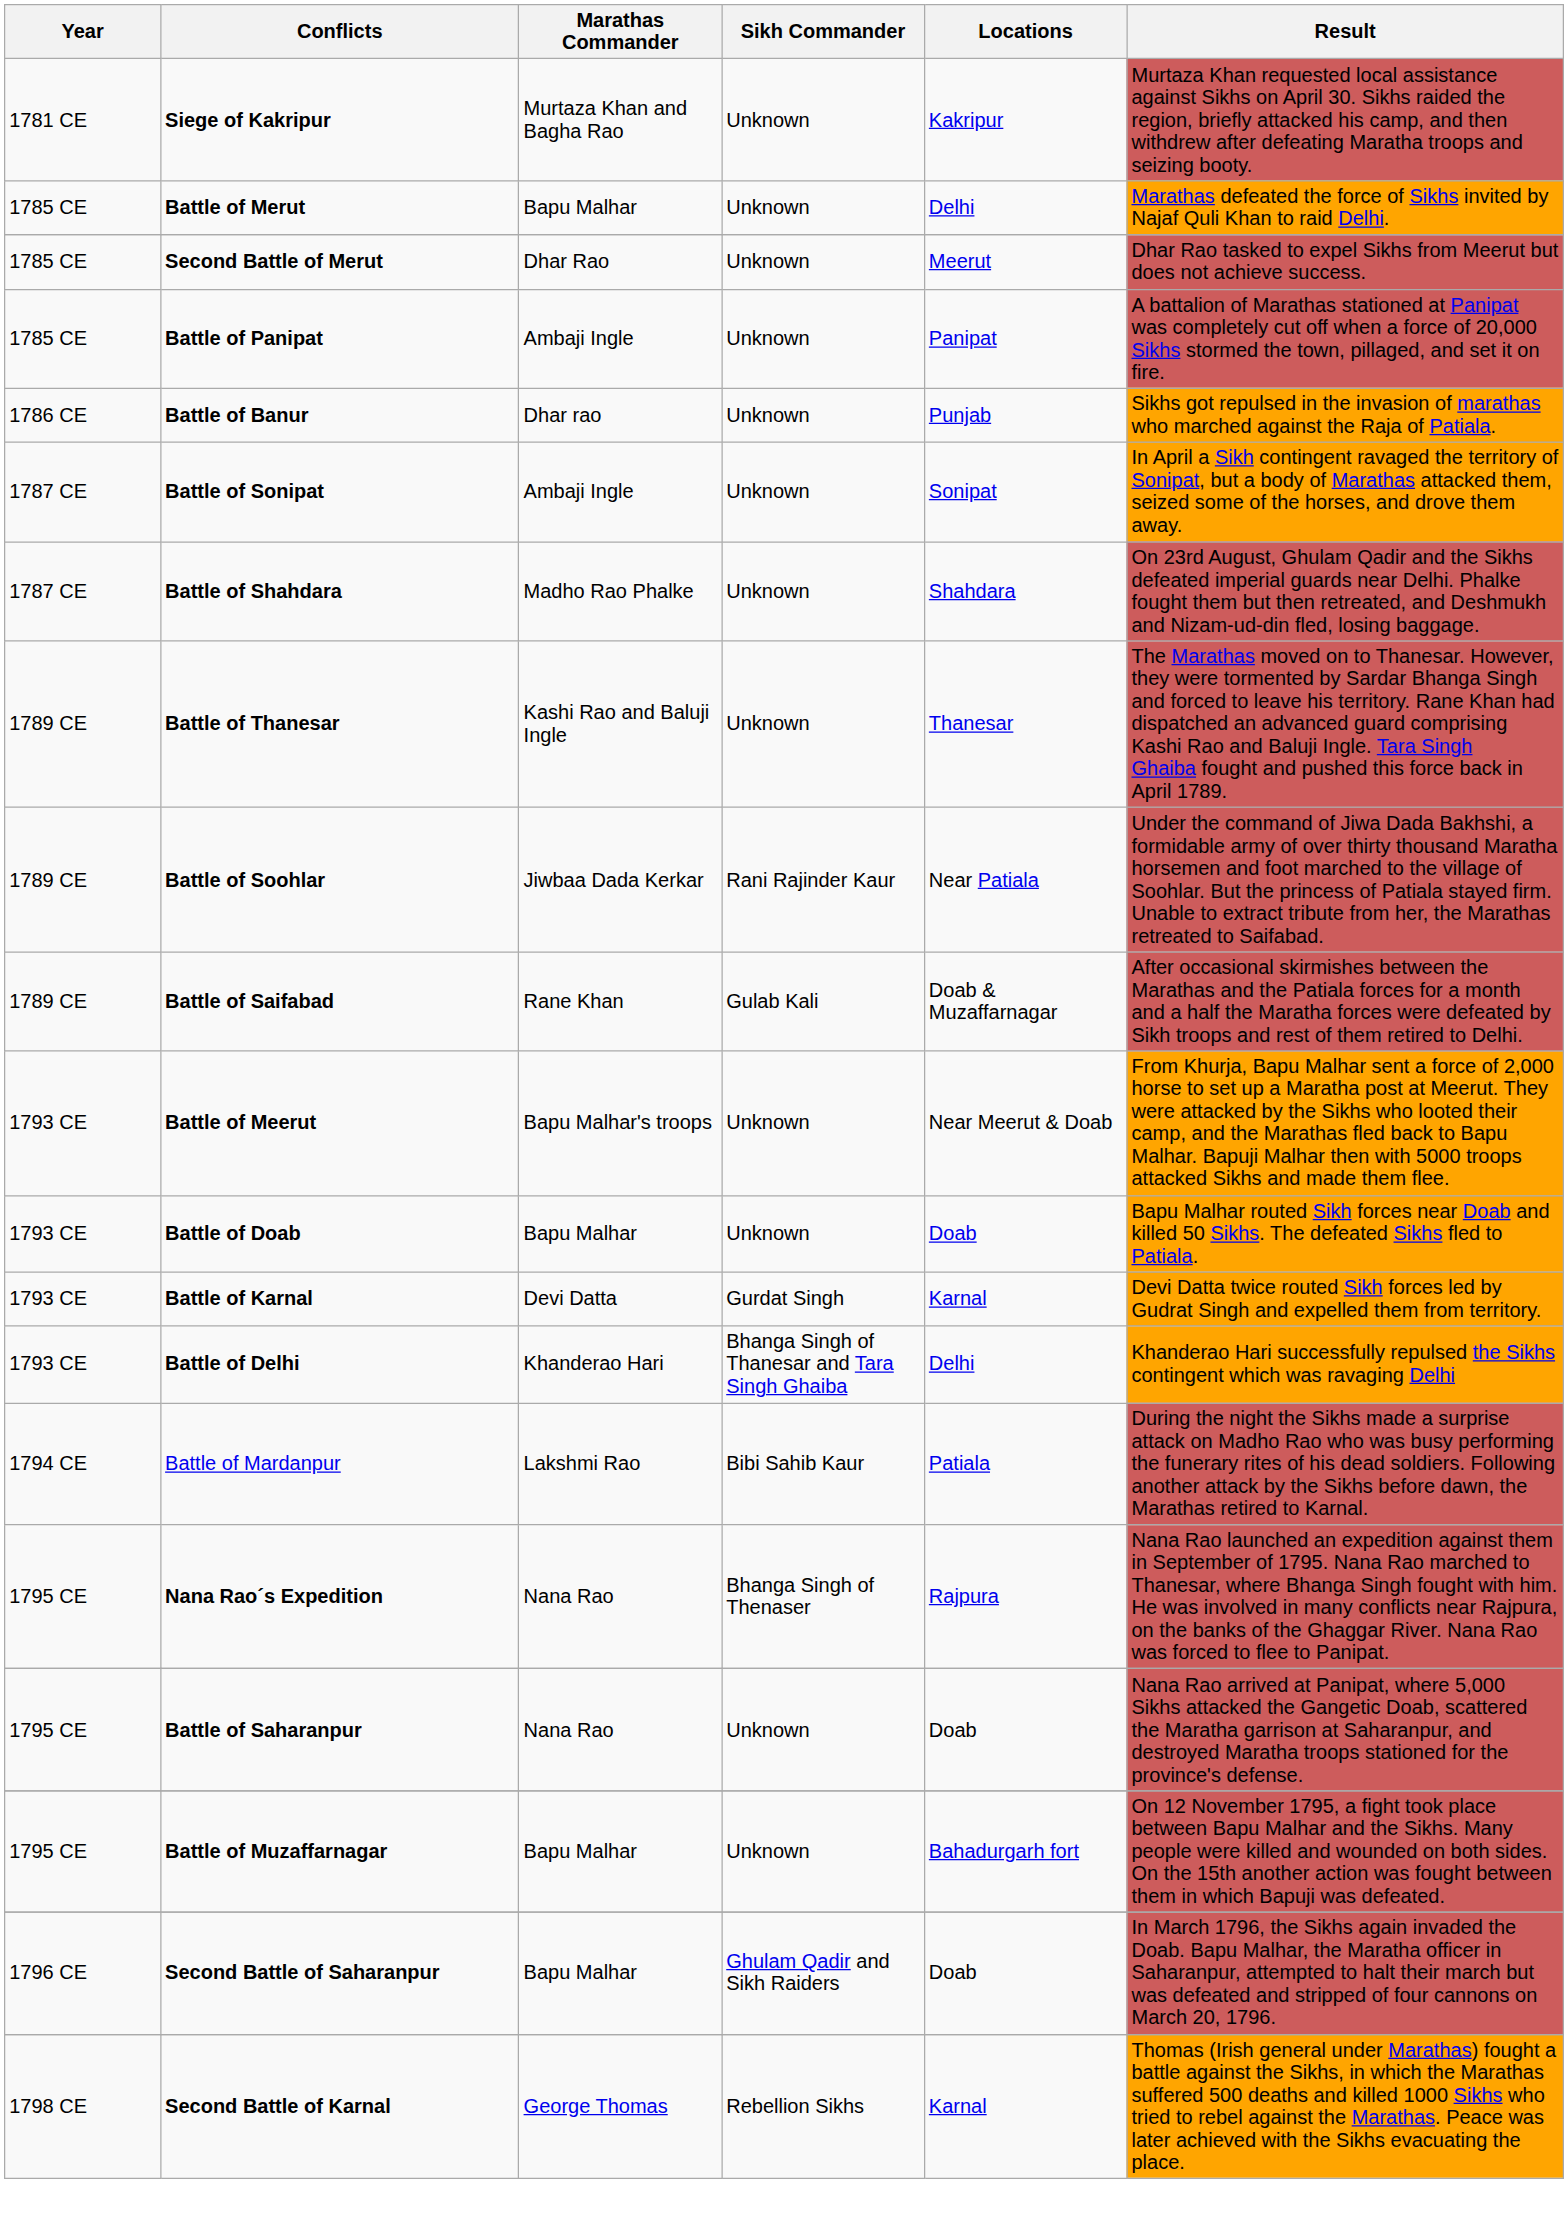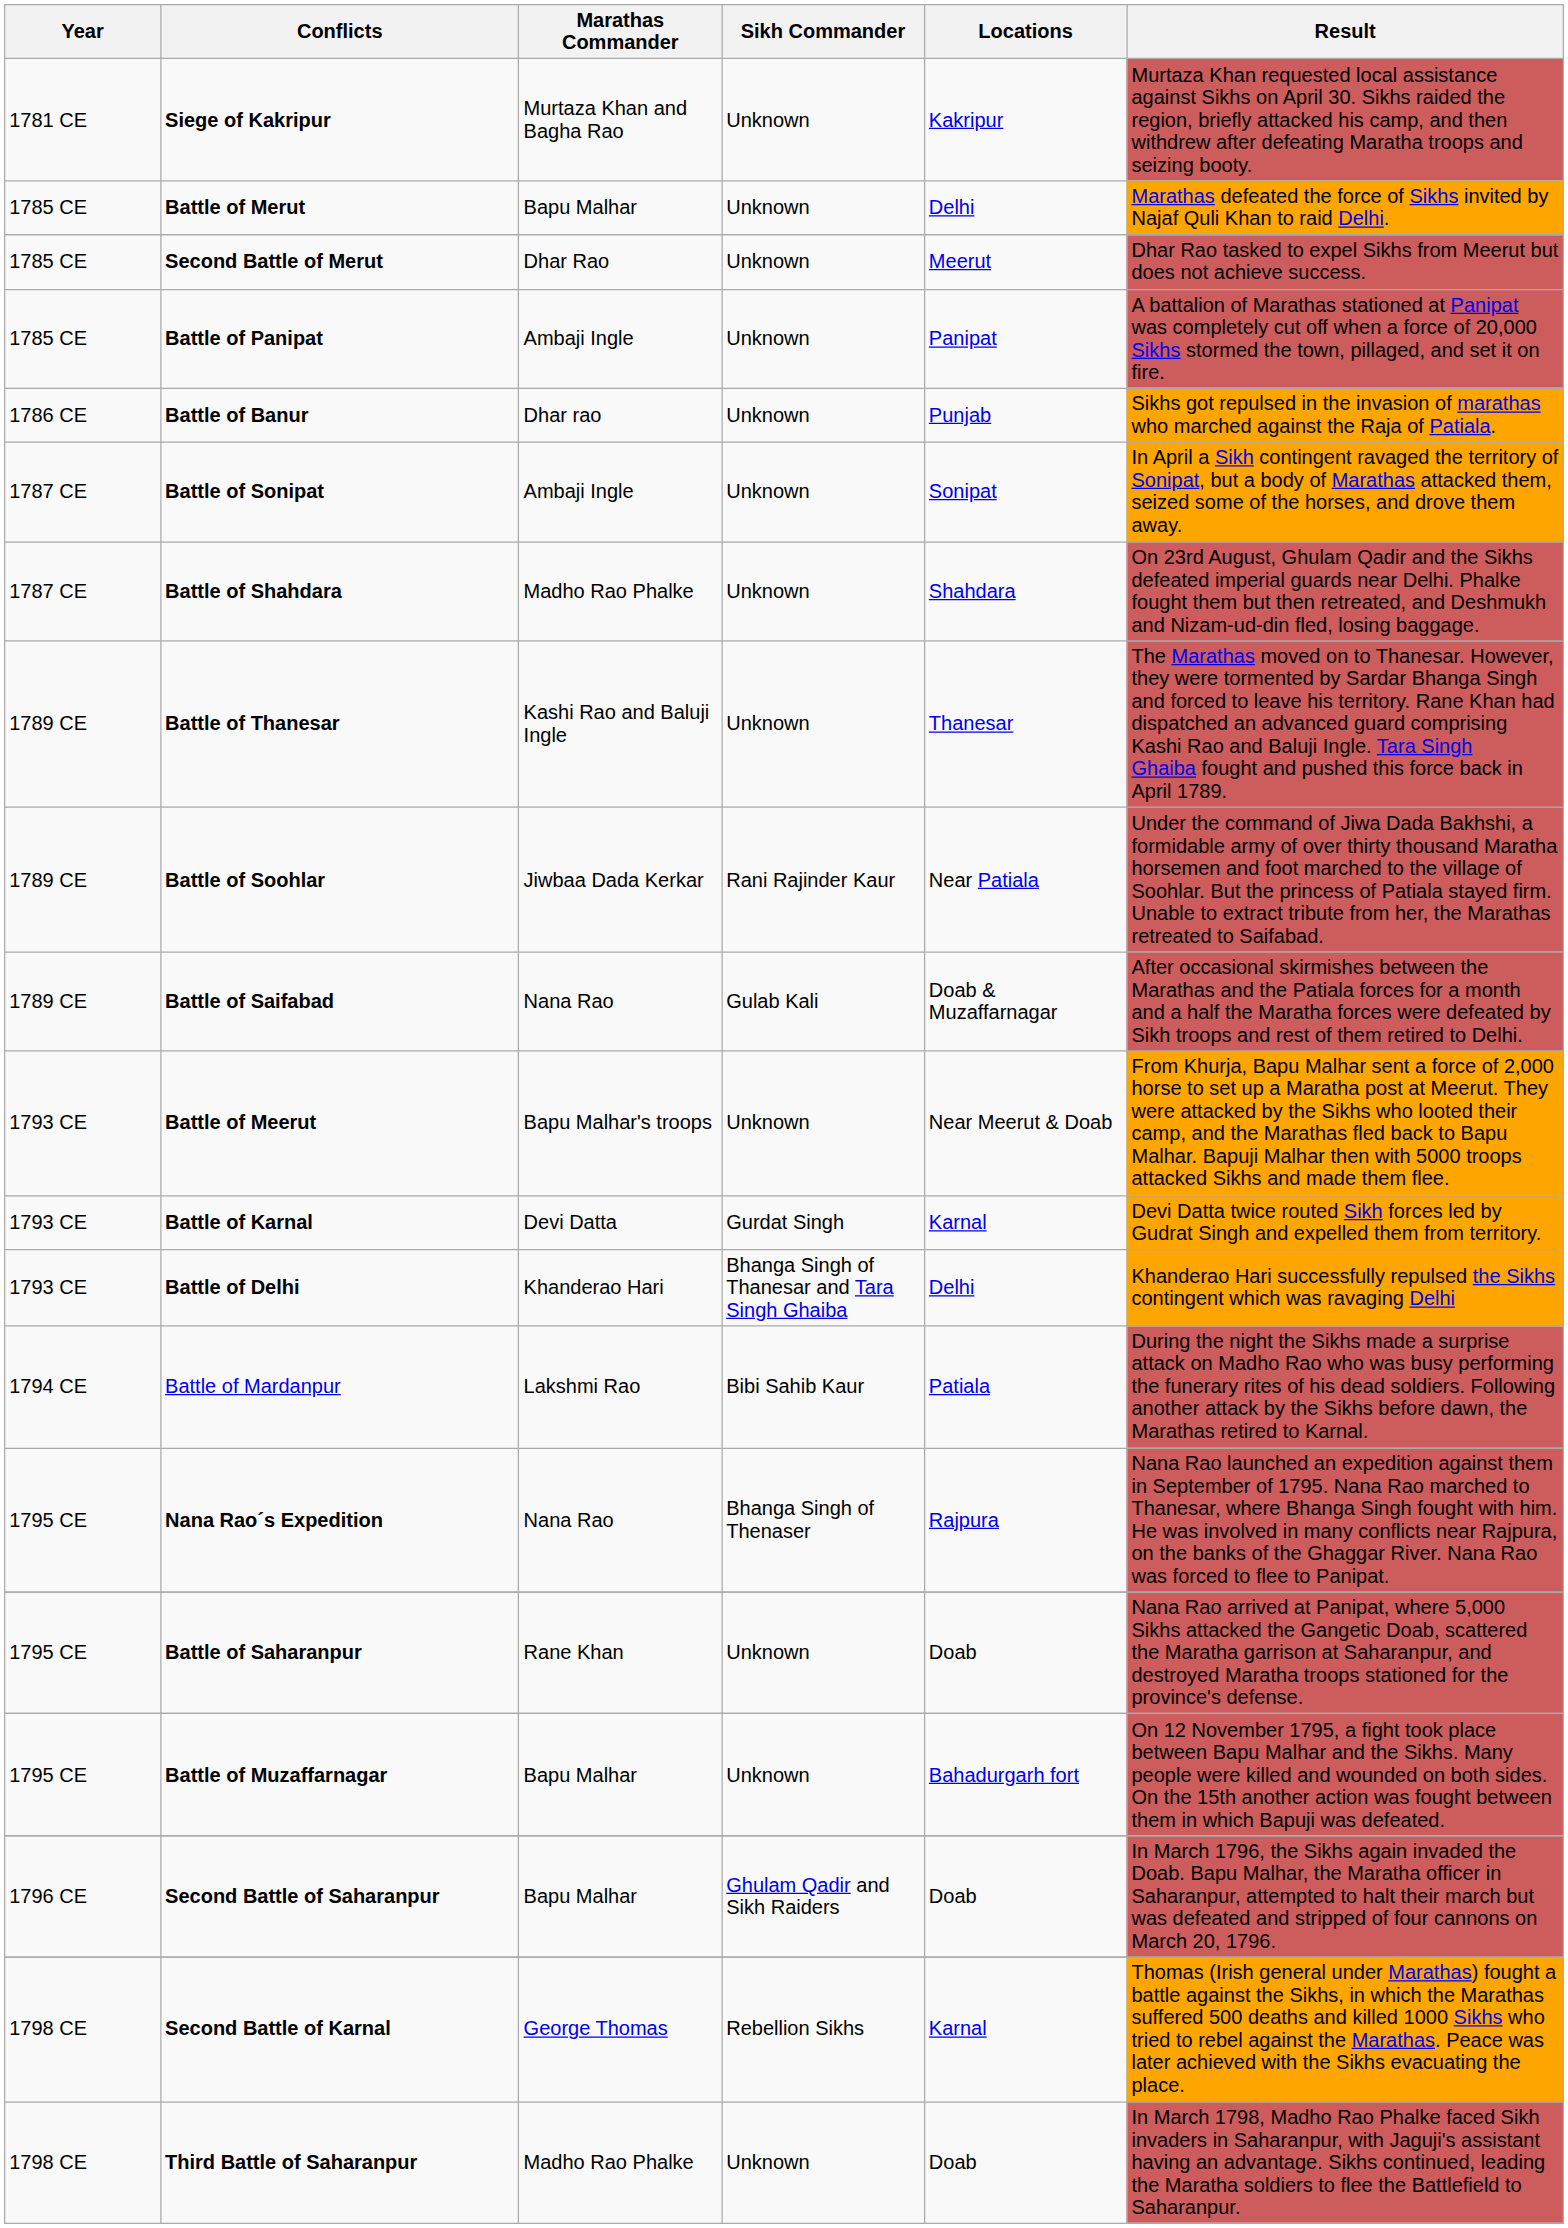(574, 1001) Rane Khan -> (569, 1001) Nana Rao
- row: (233, 1233)
(569, 1729) Nana Rao -> (574, 1652) Rane Khan
+ row: (291, 2162)
